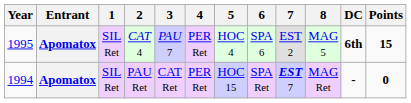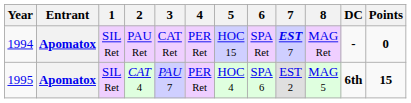rows swapped: (139, 80) <-> (139, 44)
